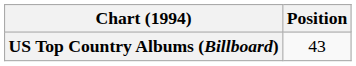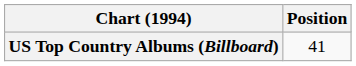(317, 46) 43 -> (317, 46) 41
